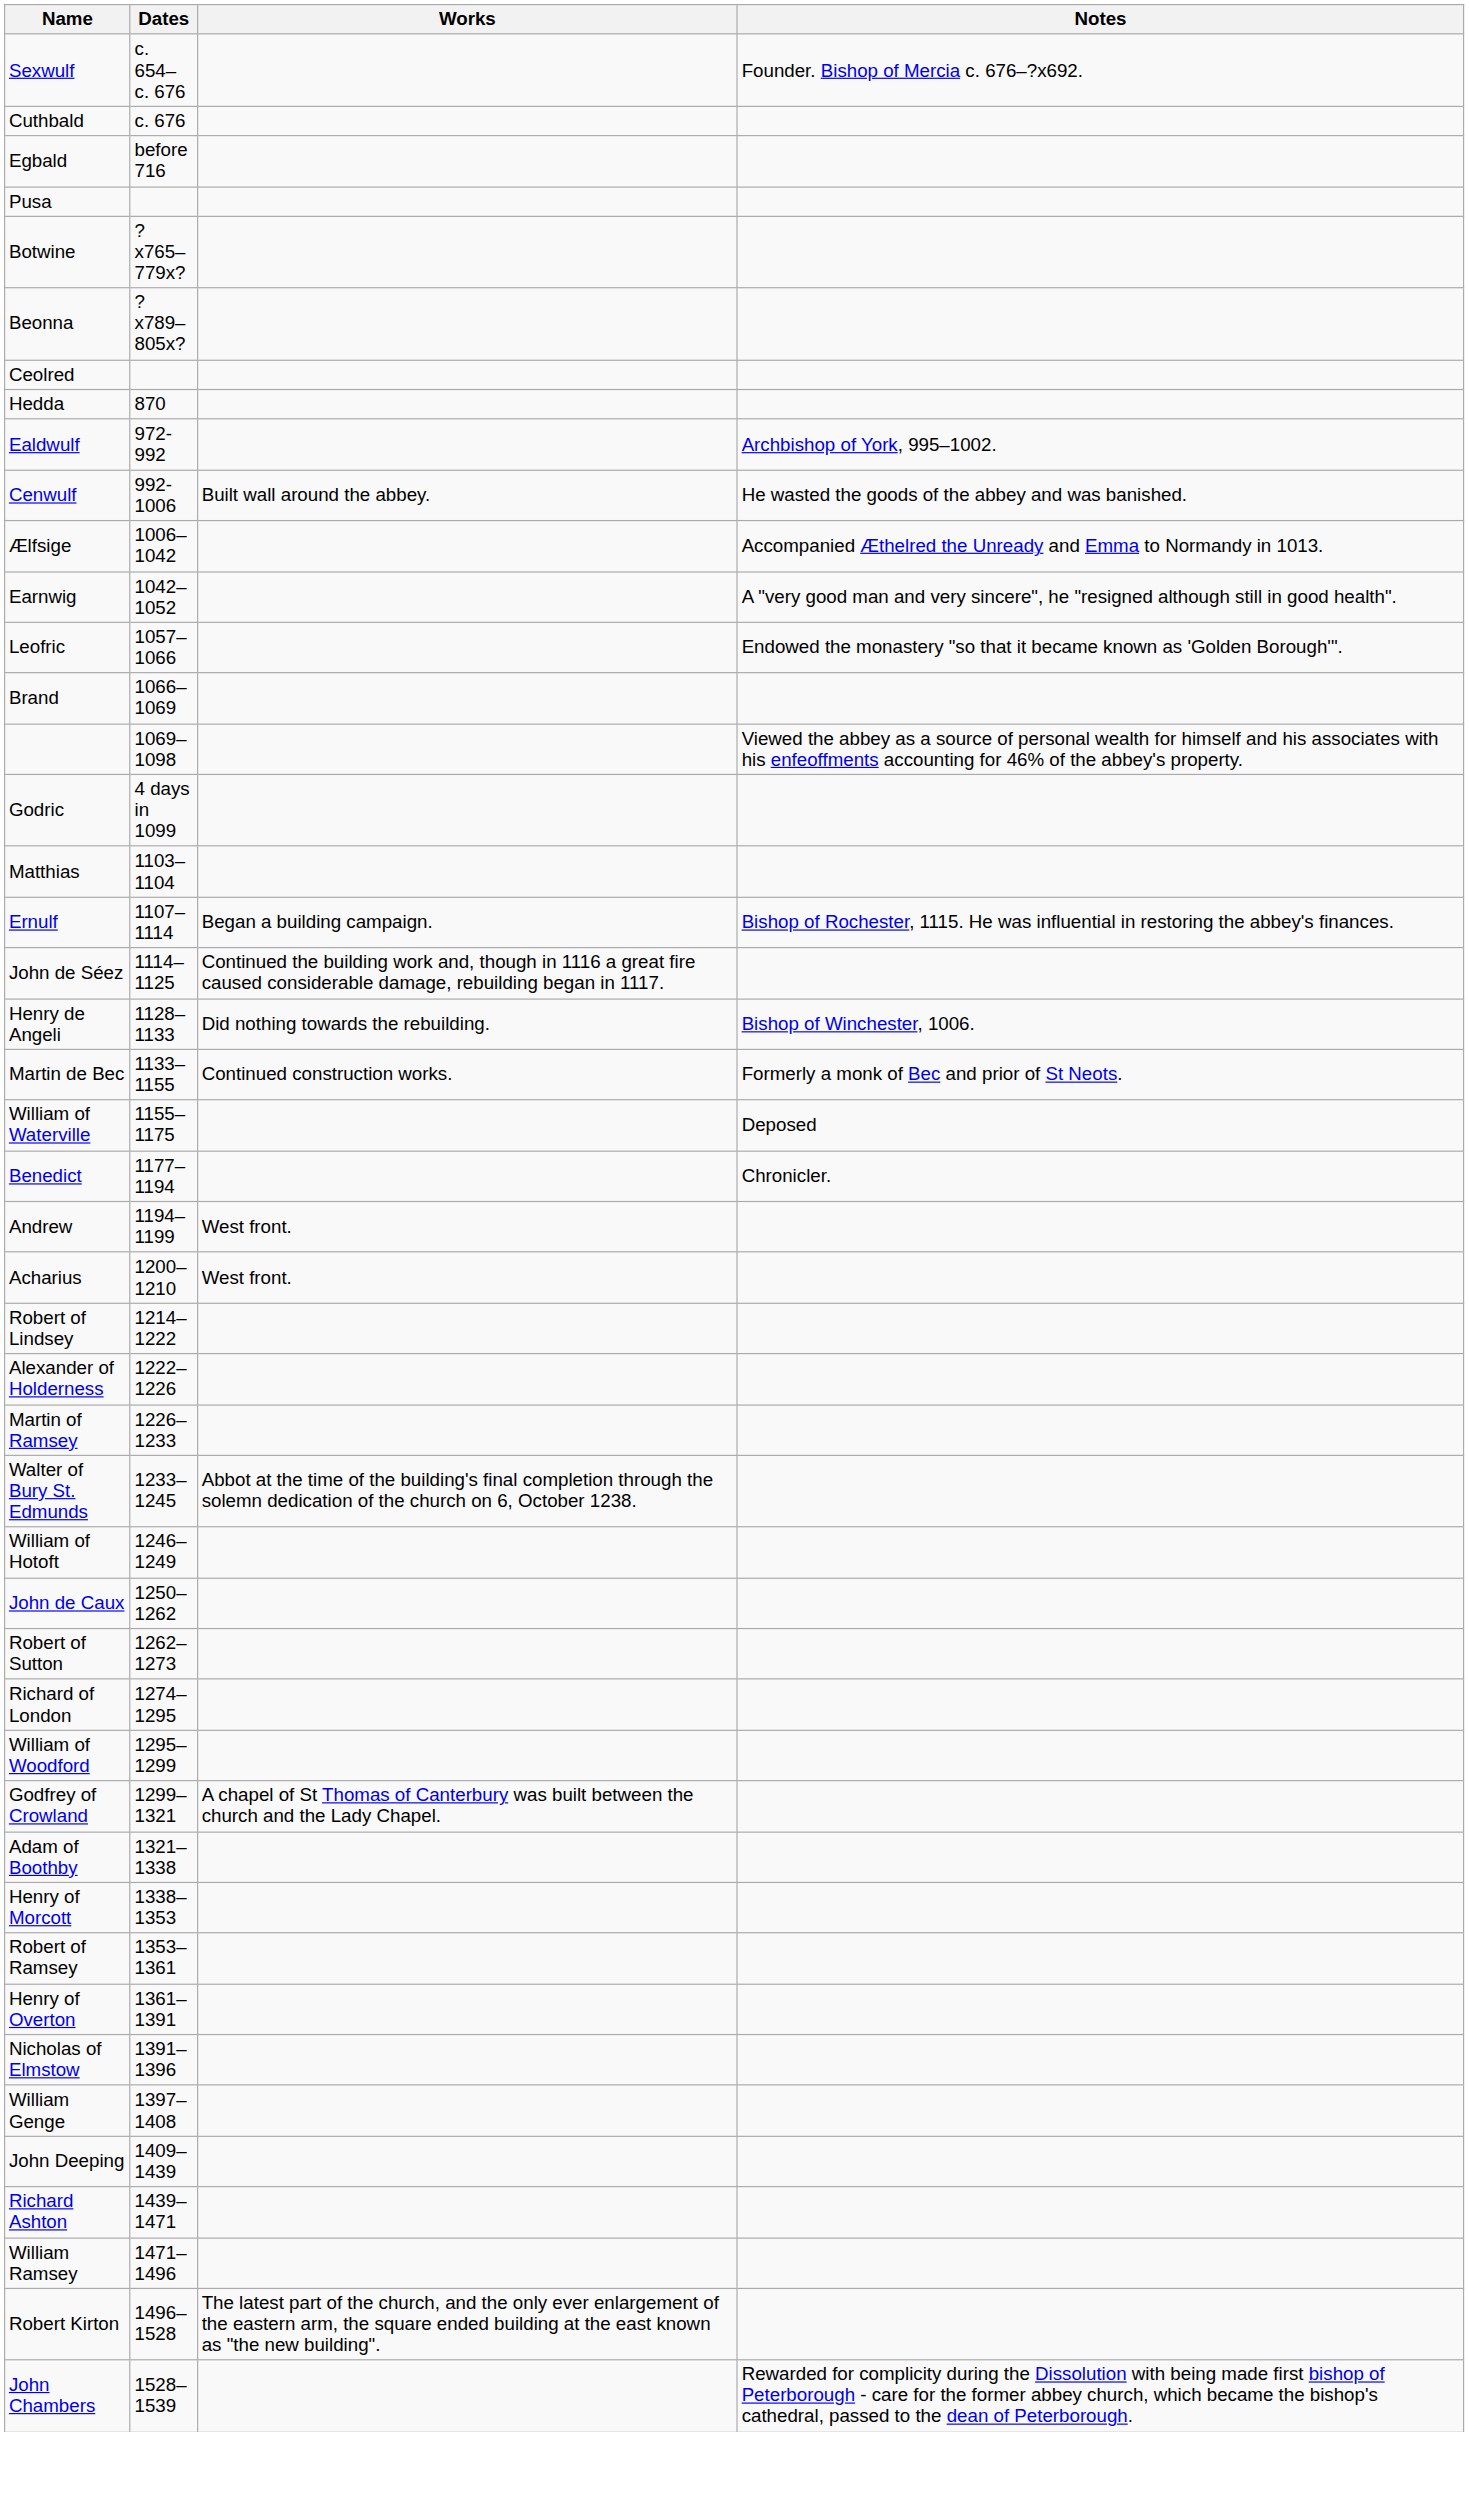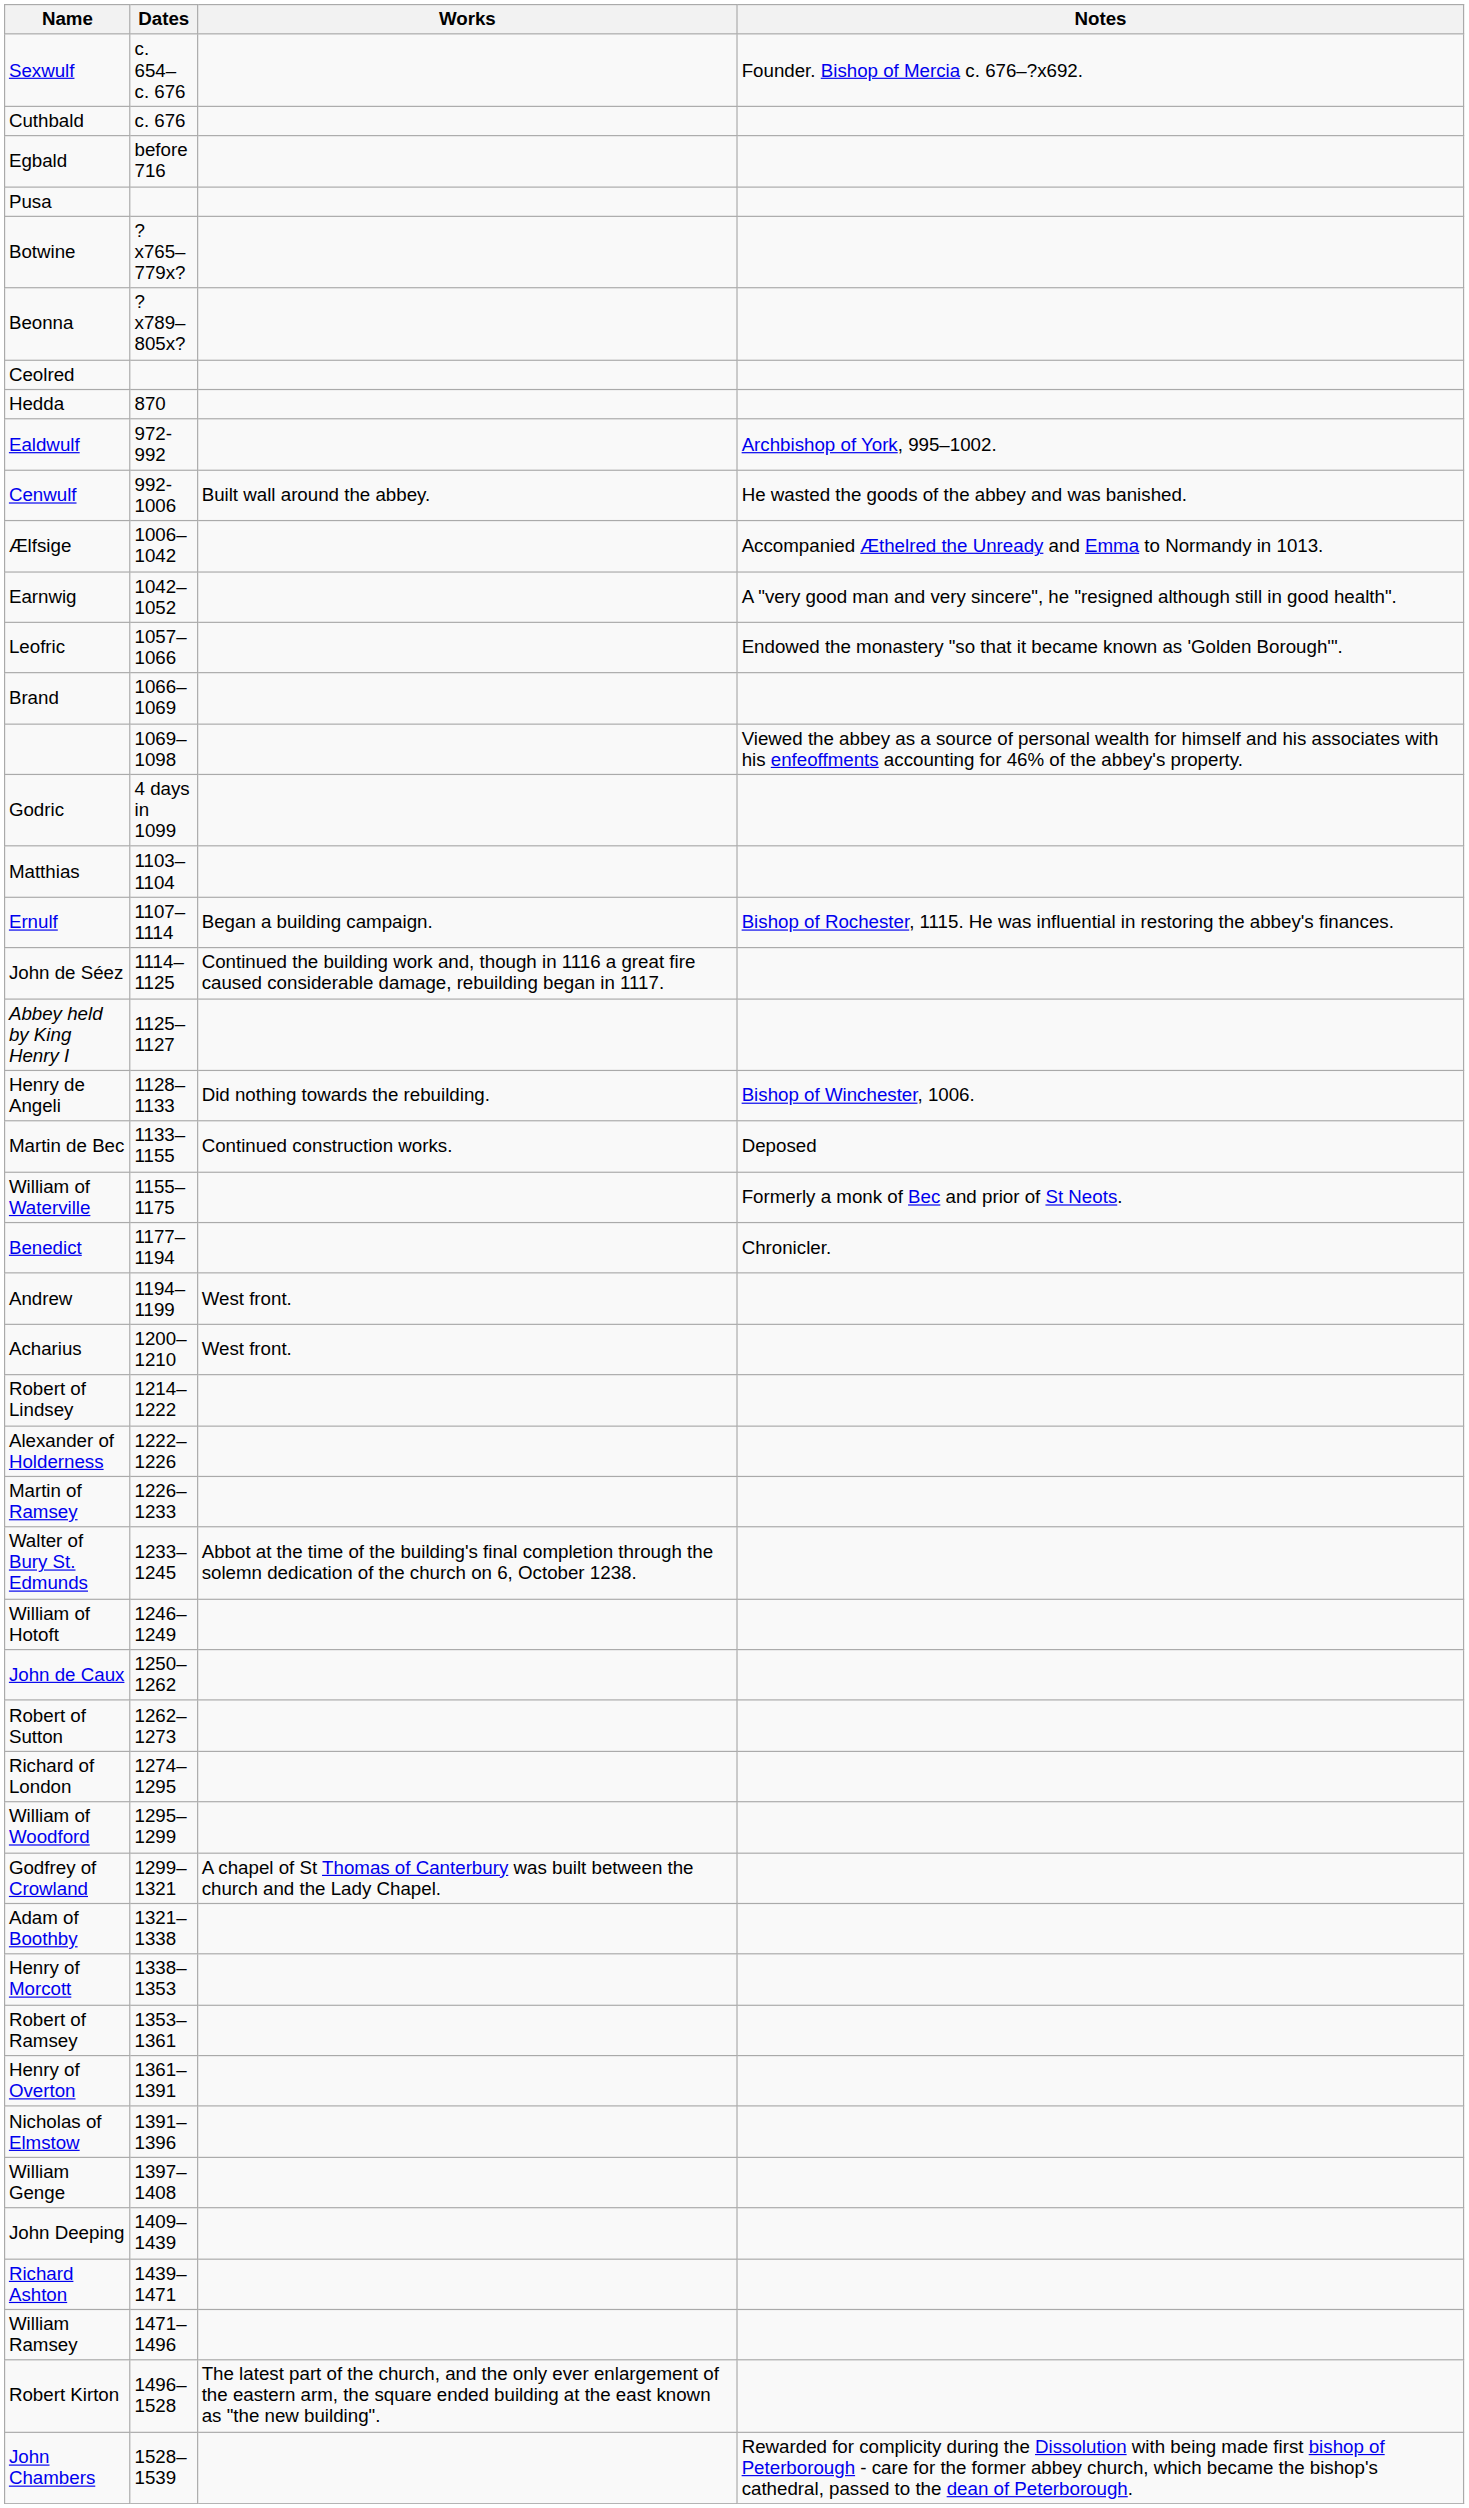+ row: (56, 1034)
(932, 1074) Formerly a monk of Bec and prior of St Neots. -> (779, 1146) Deposed
(779, 1125) Deposed -> (932, 1197) Formerly a monk of Bec and prior of St Neots.
